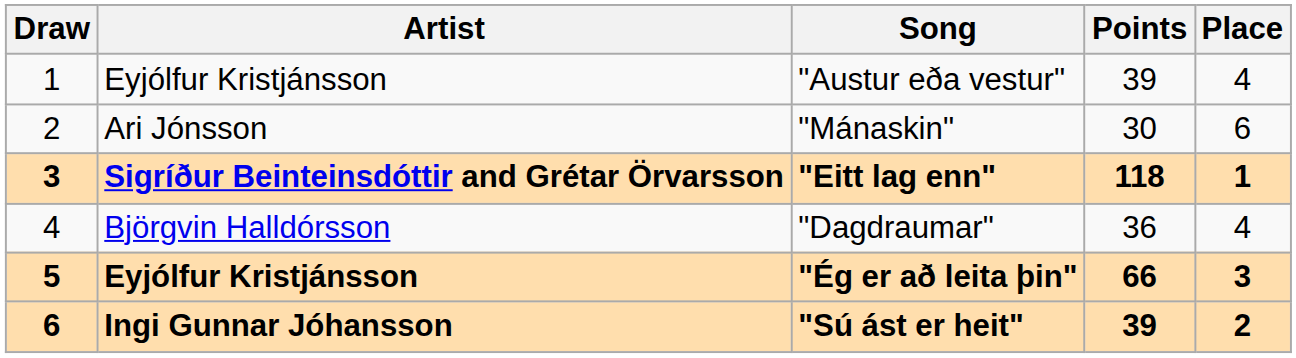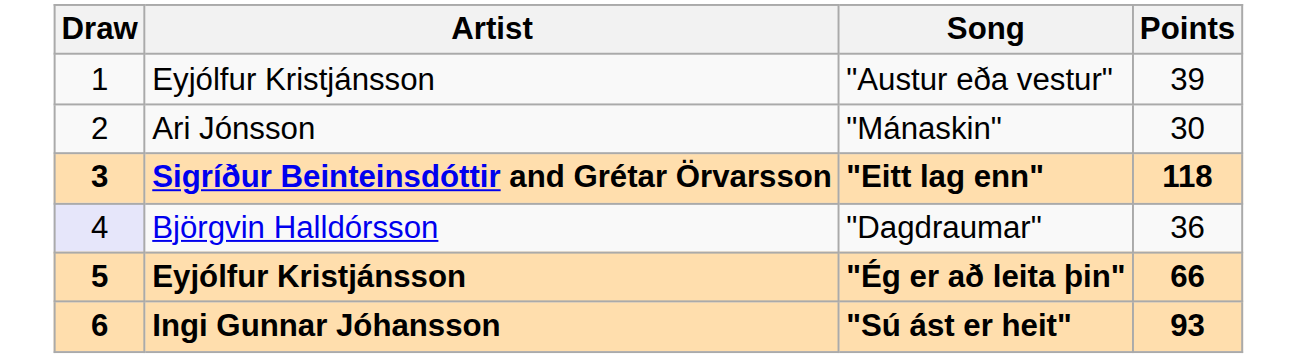- column: (1242, 29)
(52, 227) no background -> (100, 227) lavender background
(1140, 326) 39 -> (1188, 326) 93
